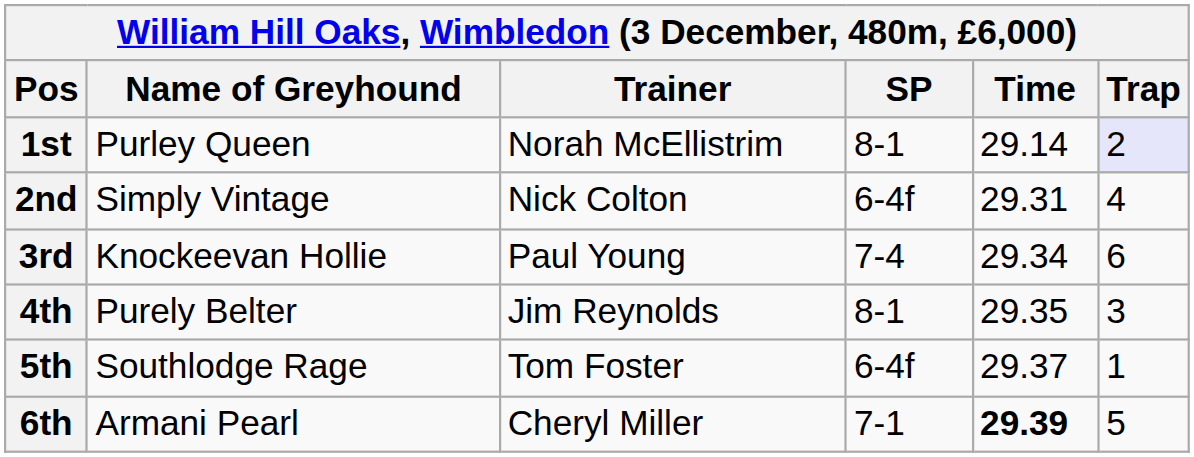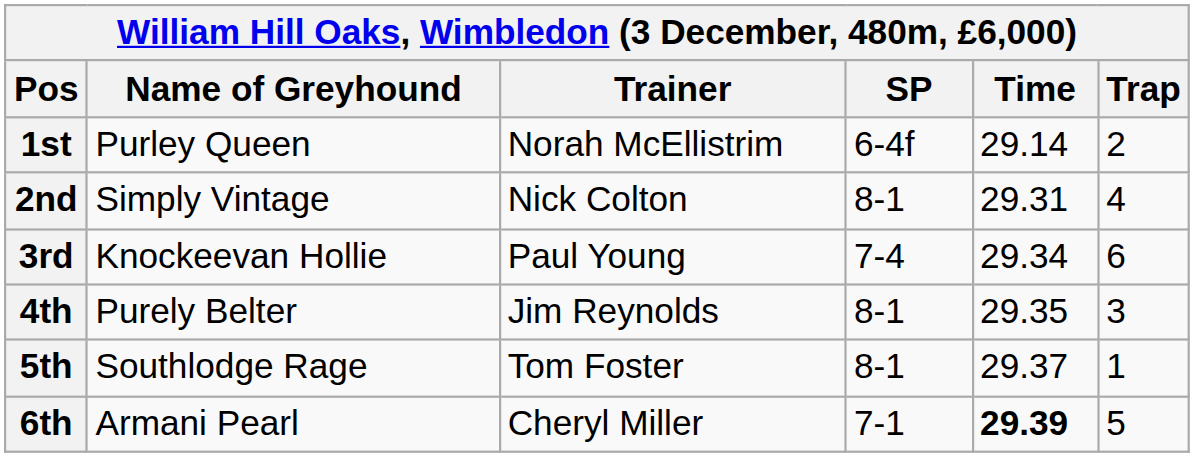(879, 144) 8-1 -> (884, 144) 6-4f
(1116, 144) lavender background -> (1116, 144) no background
(884, 199) 6-4f -> (879, 199) 8-1
(884, 367) 6-4f -> (879, 367) 8-1
